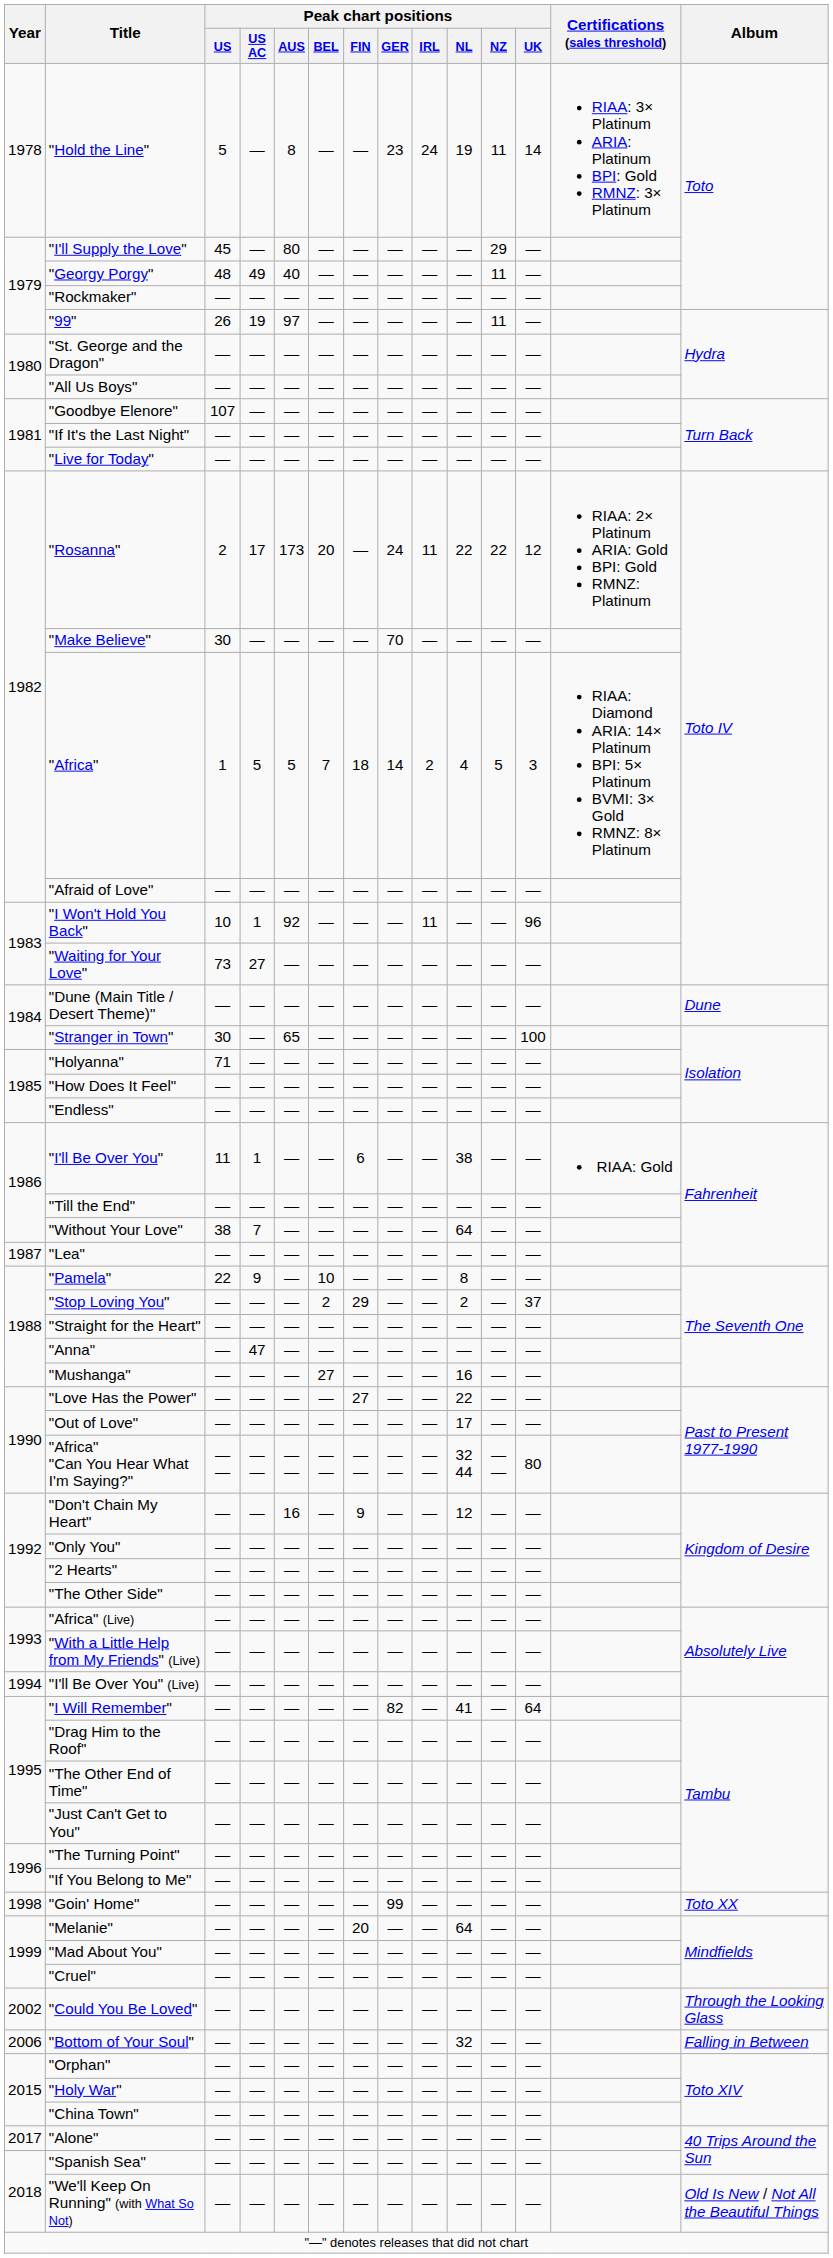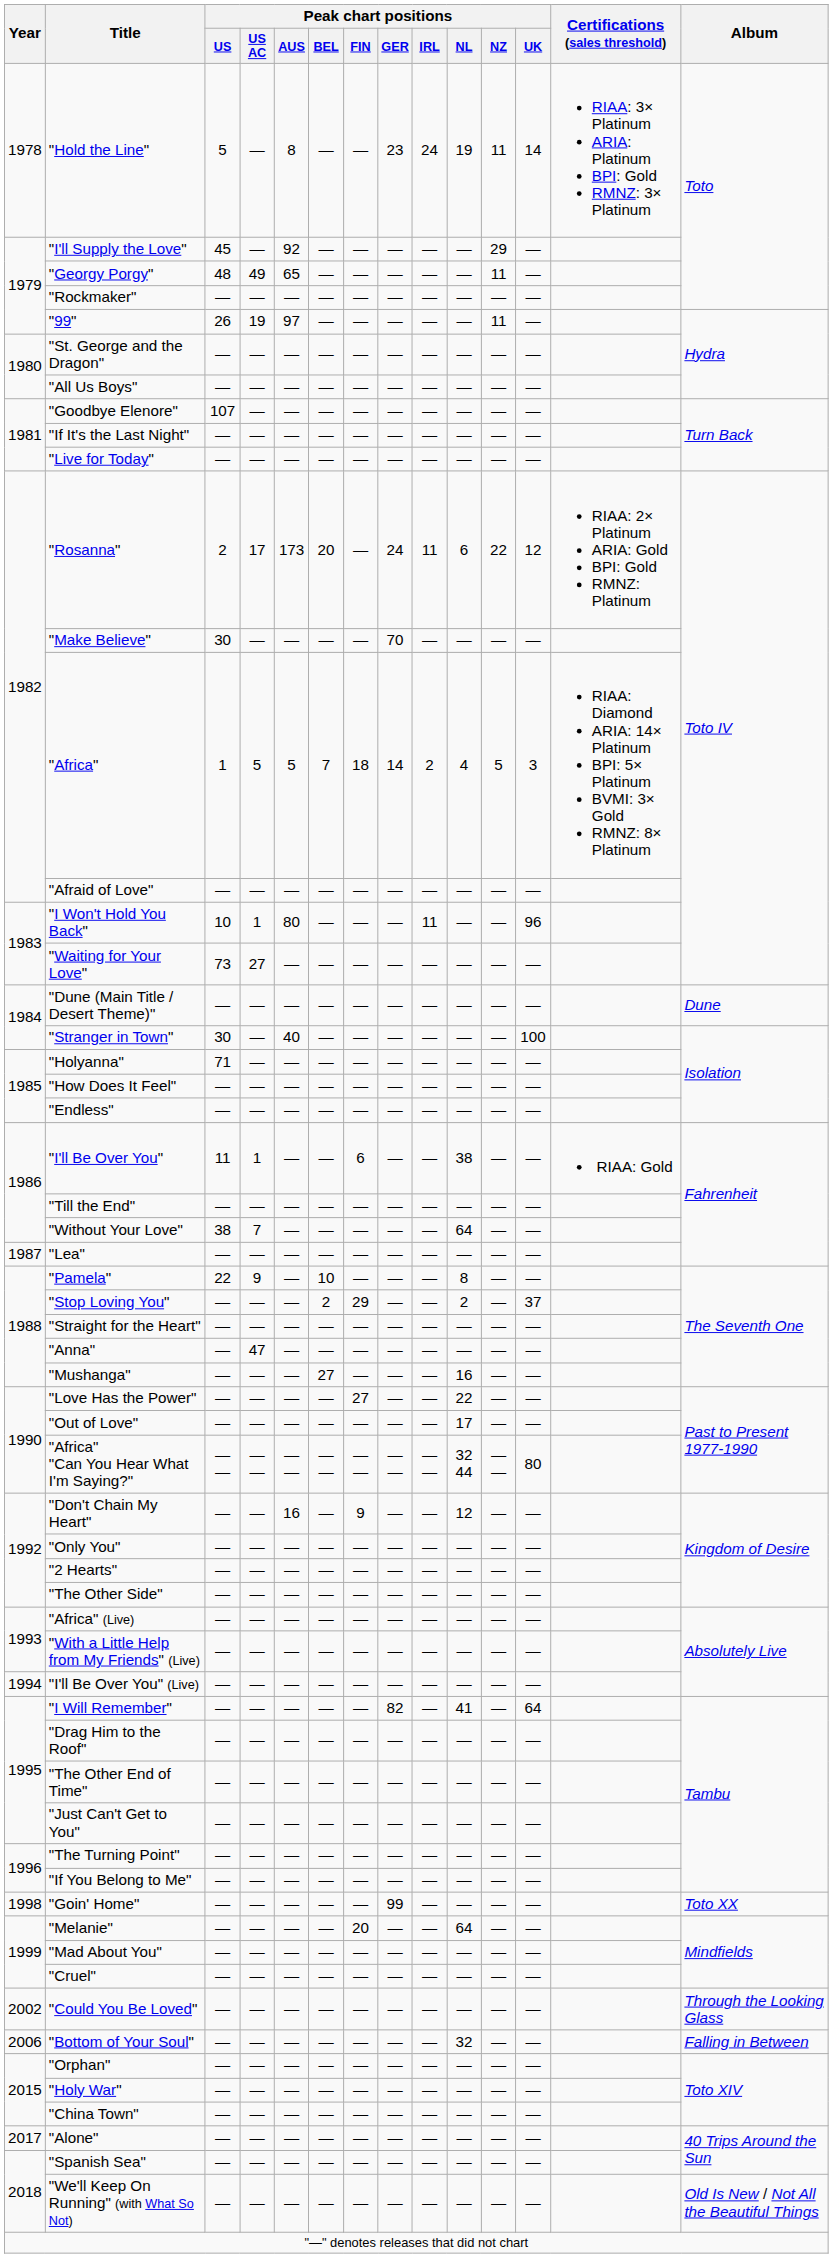(292, 249) 80 -> (292, 249) 92
(292, 273) 40 -> (292, 273) 65
(464, 549) 22 -> (464, 549) 6
(292, 922) 92 -> (292, 922) 80
(292, 1037) 65 -> (292, 1037) 40
